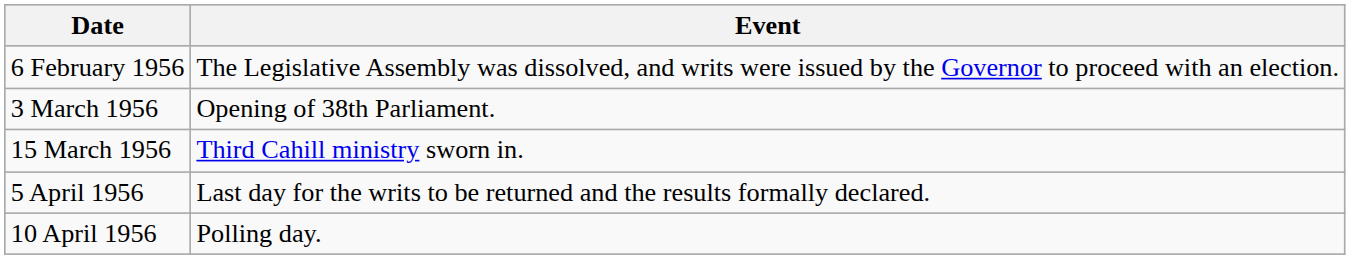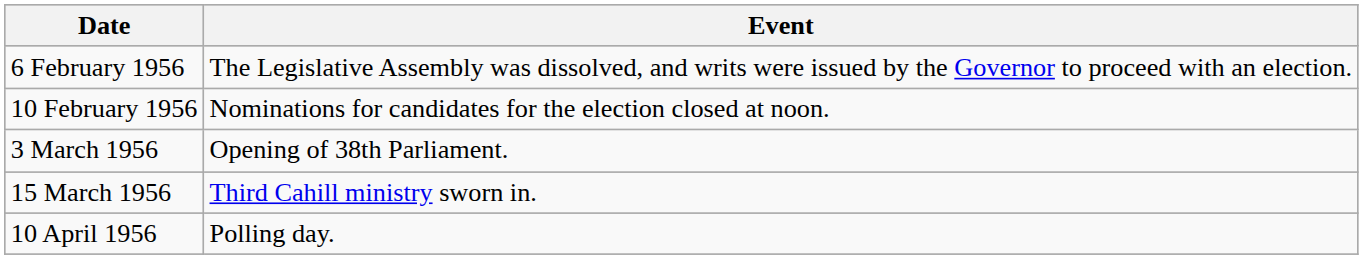+ row: (104, 108)
- row: (77, 191)
